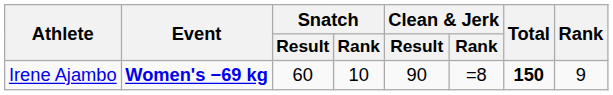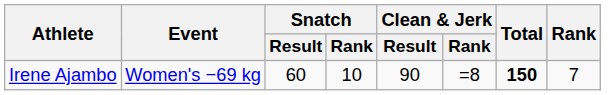(197, 76) bold -> (193, 76) normal
(581, 76) 9 -> (574, 76) 7
